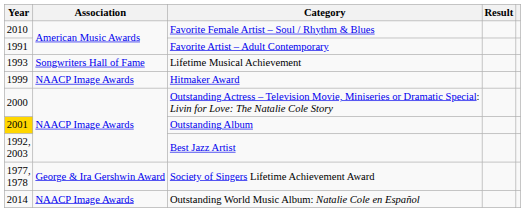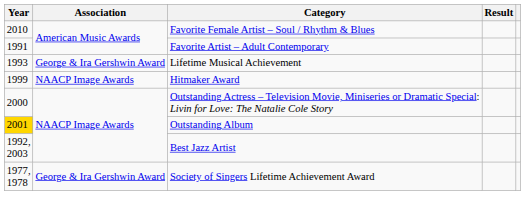(90, 63) Songwriters Hall of Fame -> (100, 63) George & Ira Gershwin Award
- row: (295, 199)
